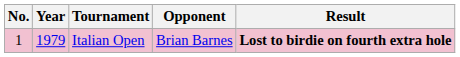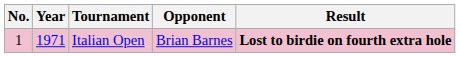(51, 40) 1979 -> (51, 40) 1971
